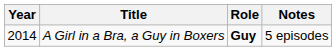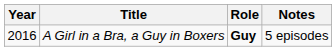(22, 35) 2014 -> (22, 35) 2016
